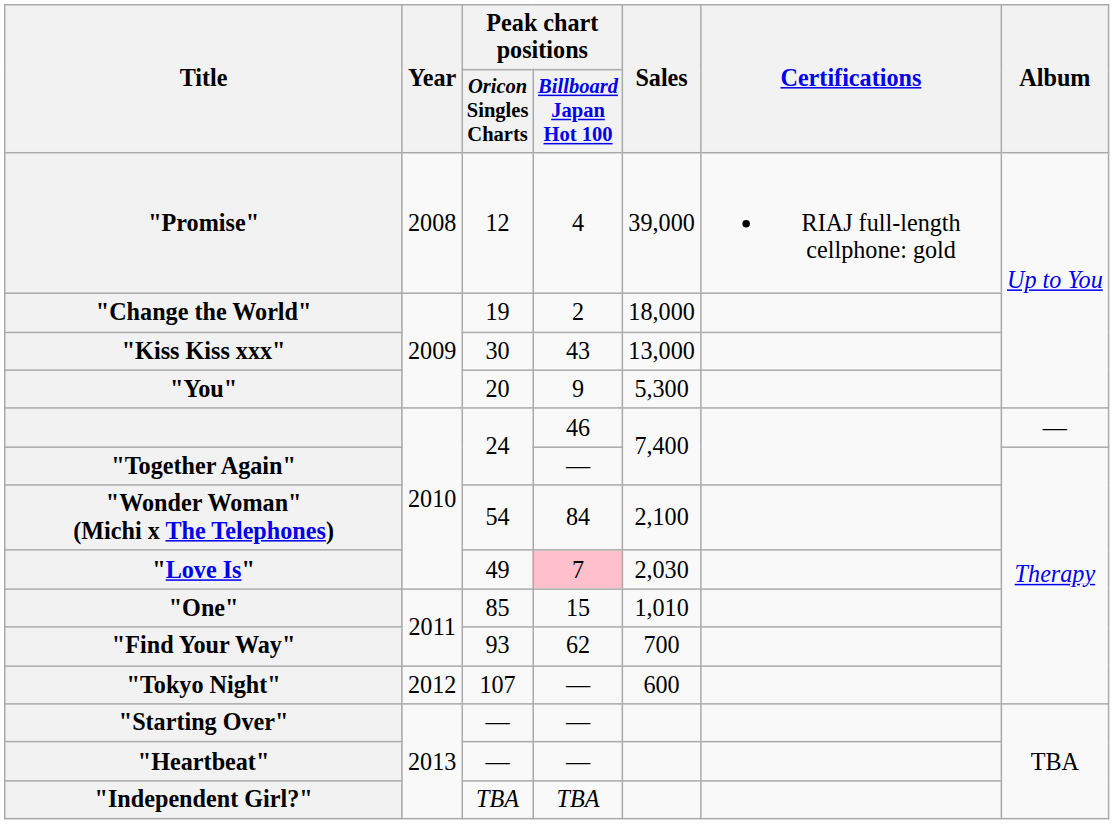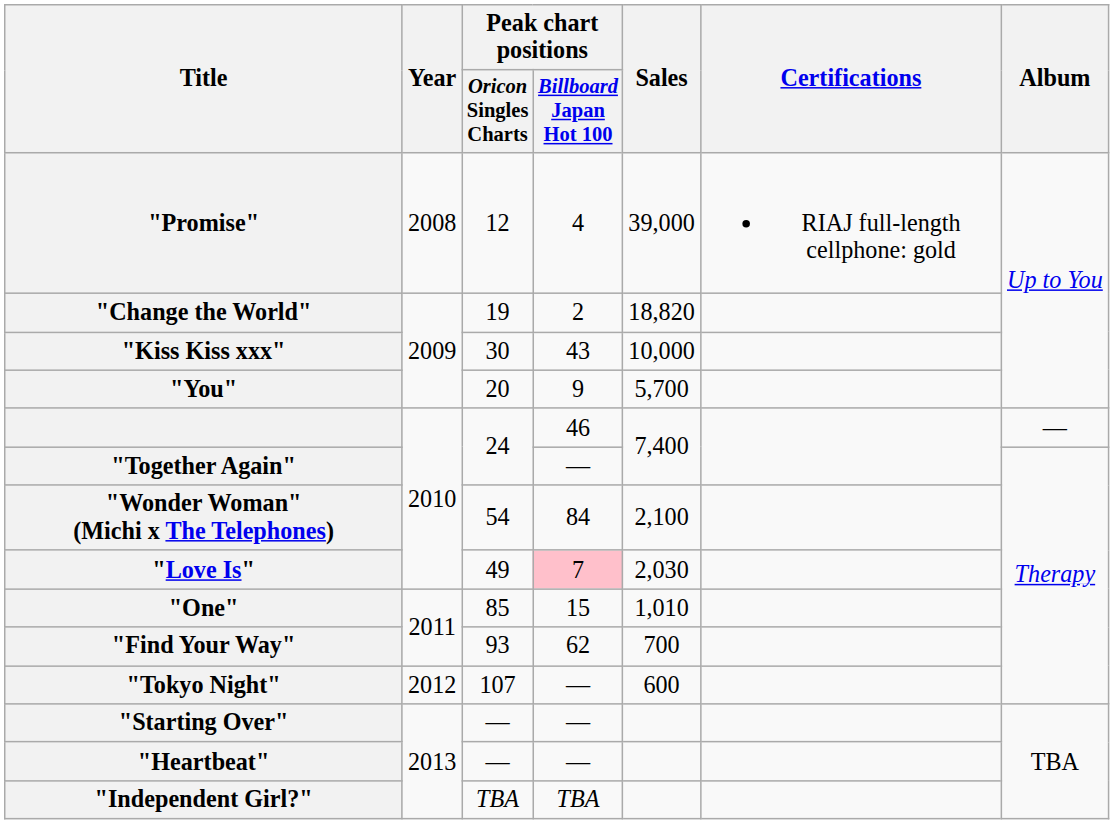(662, 312) 18,000 -> (662, 312) 18,820
(662, 350) 13,000 -> (662, 350) 10,000
(662, 388) 5,300 -> (662, 388) 5,700
